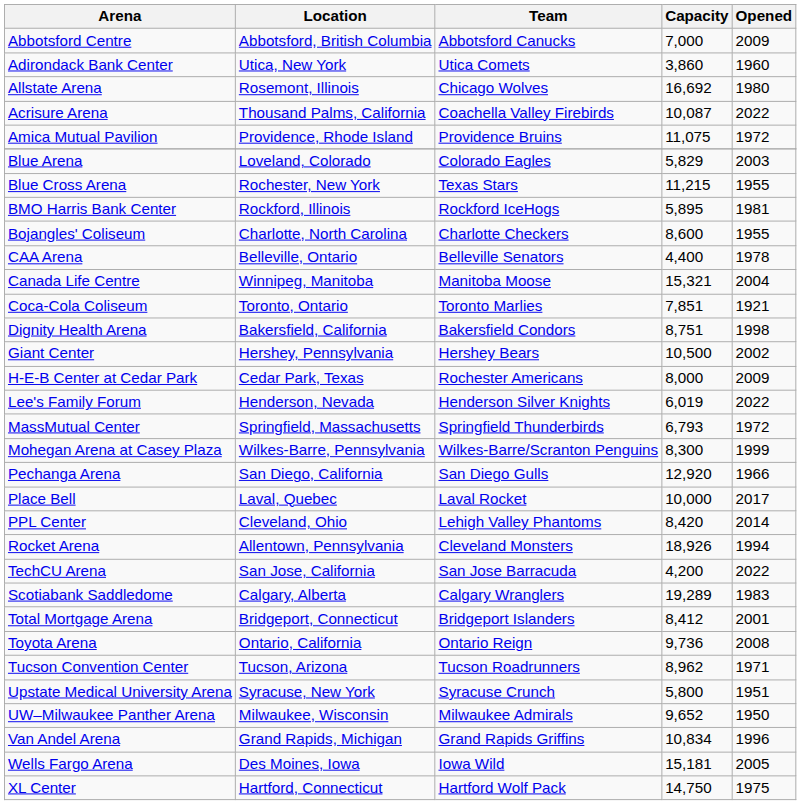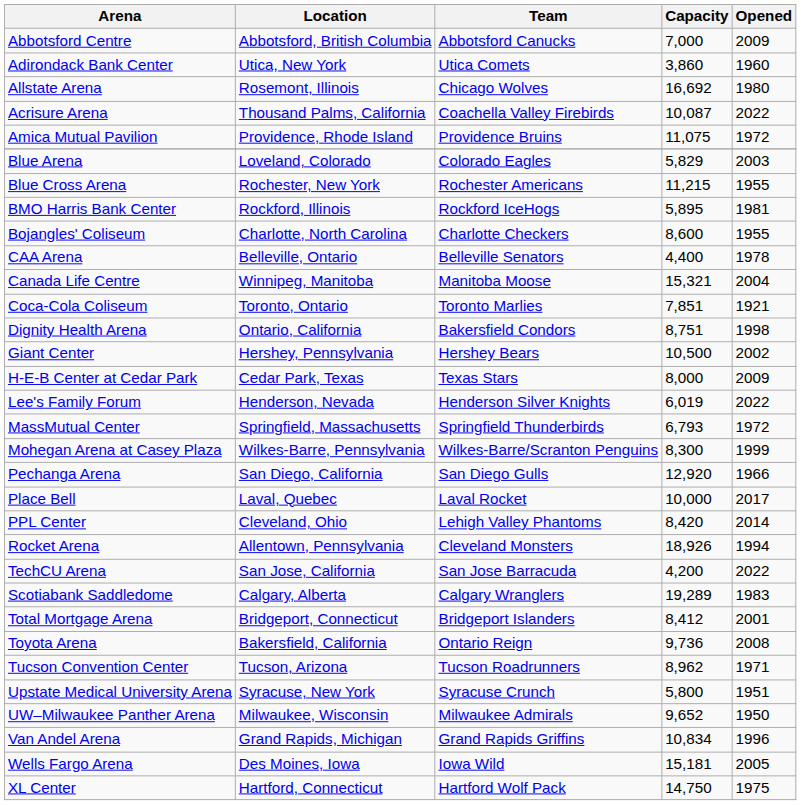(478, 185) Texas Stars -> (511, 185) Rochester Americans
(313, 329) Bakersfield, California -> (300, 329) Ontario, California
(511, 378) Rochester Americans -> (478, 378) Texas Stars
(300, 643) Ontario, California -> (313, 643) Bakersfield, California
